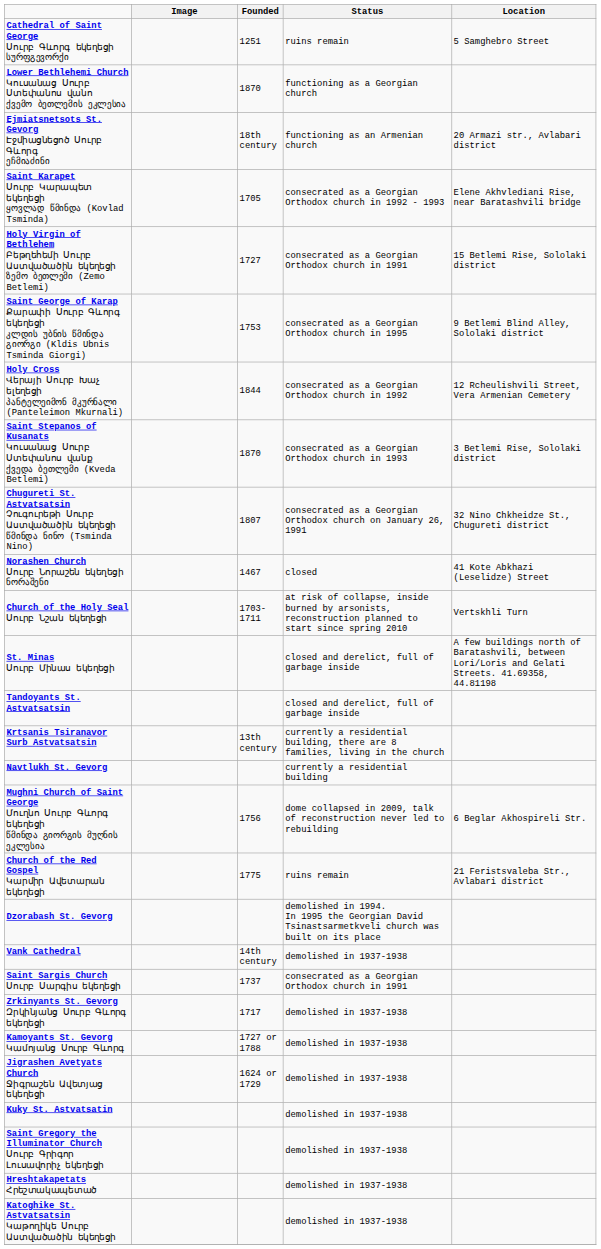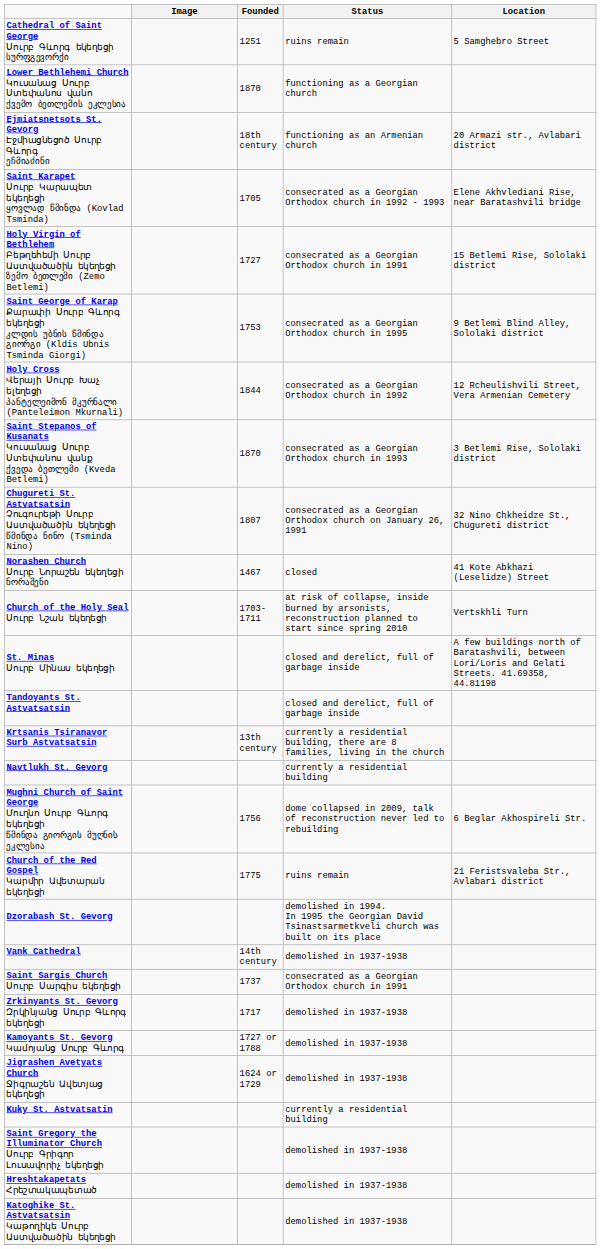(346, 1115) demolished in 1937-1938 -> (346, 1115) currently a residential building
